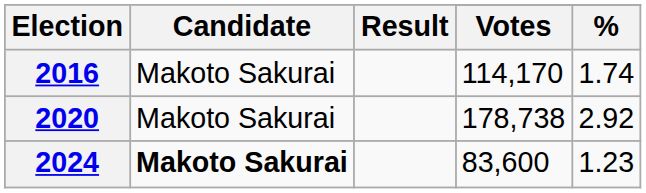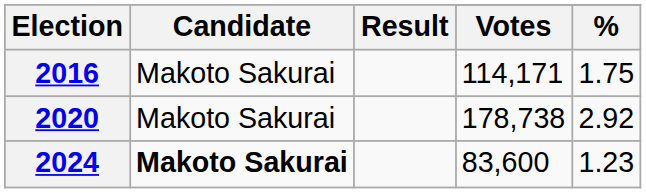(512, 72) 114,170 -> (512, 72) 114,171
(606, 72) 1.74 -> (606, 72) 1.75
